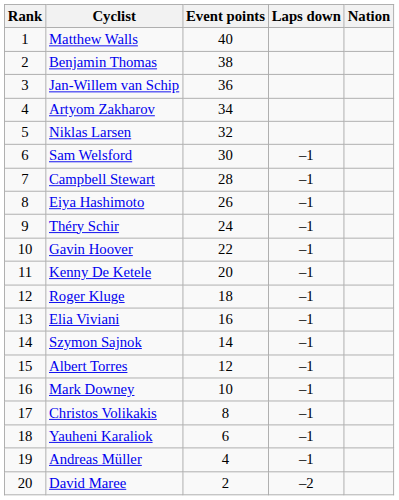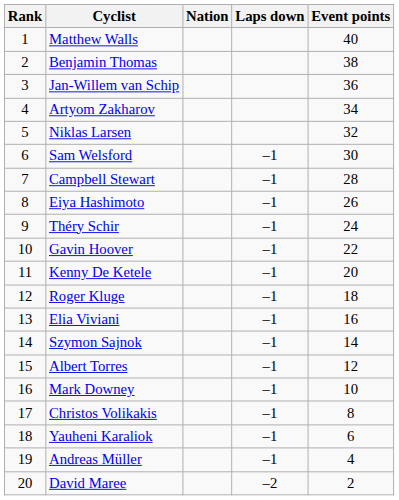columns swapped: (369, 16) <-> (225, 16)
